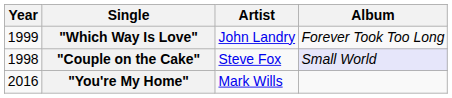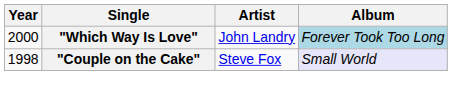(23, 37) 1999 -> (23, 37) 2000
(373, 37) no background -> (373, 37) lightblue background
- row: (129, 81)
